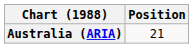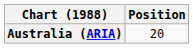(157, 34) 21 -> (157, 34) 20
